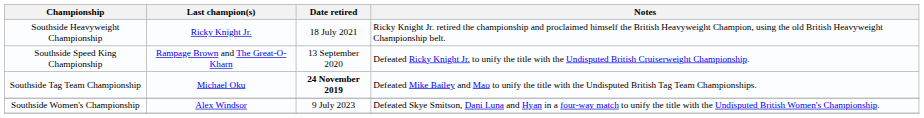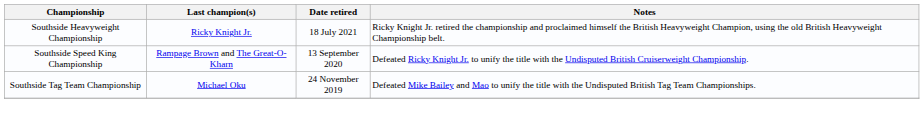(334, 84) bold -> (333, 84) normal
- row: (75, 105)
